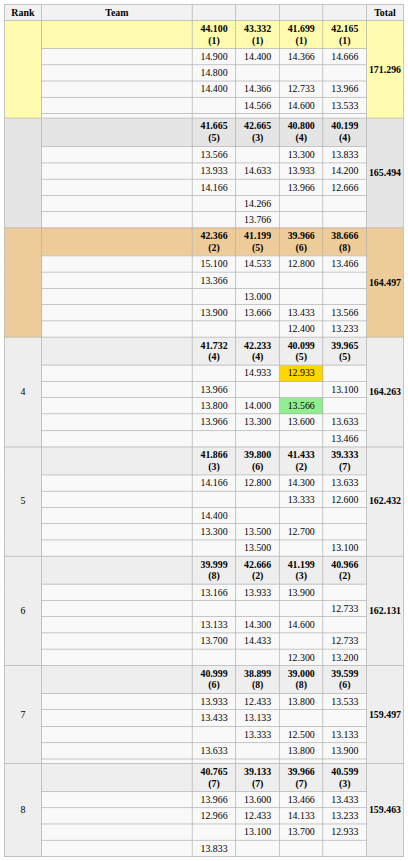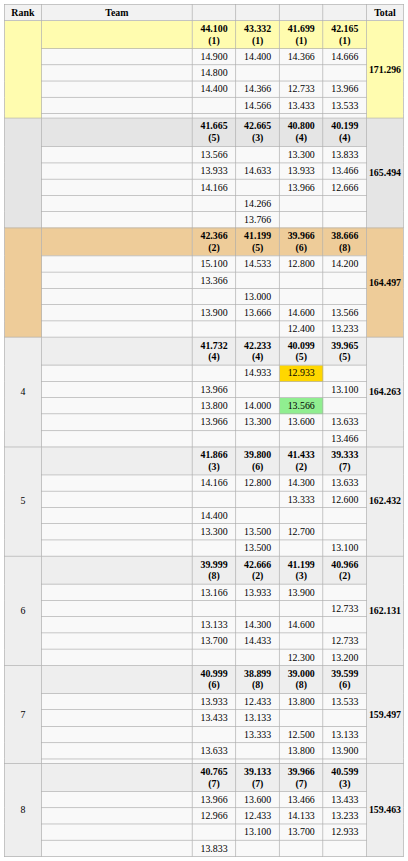(301, 105) 14.600 -> (301, 105) 13.433
(345, 171) 14.200 -> (345, 171) 13.466
(345, 264) 13.466 -> (345, 264) 14.200
(301, 313) 13.433 -> (301, 313) 14.600
